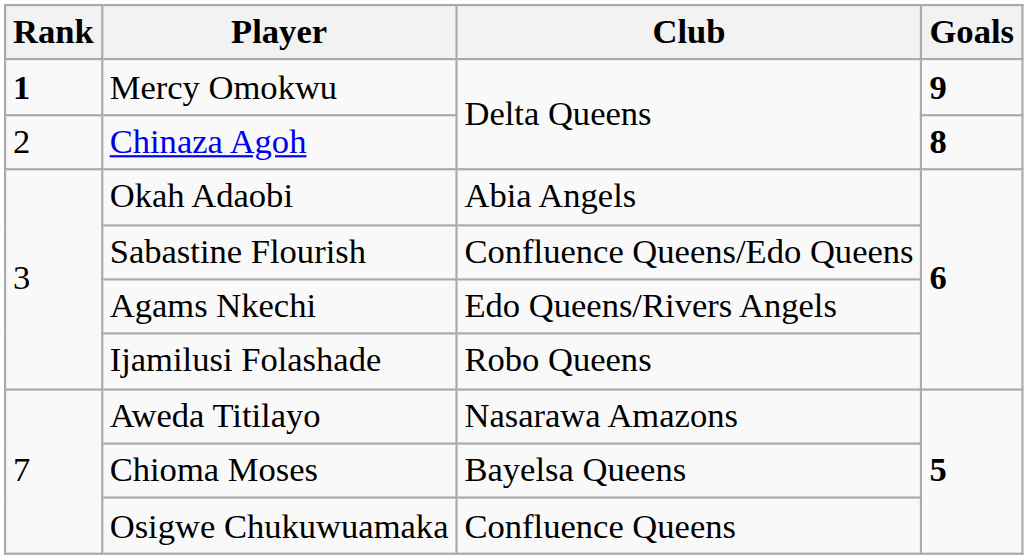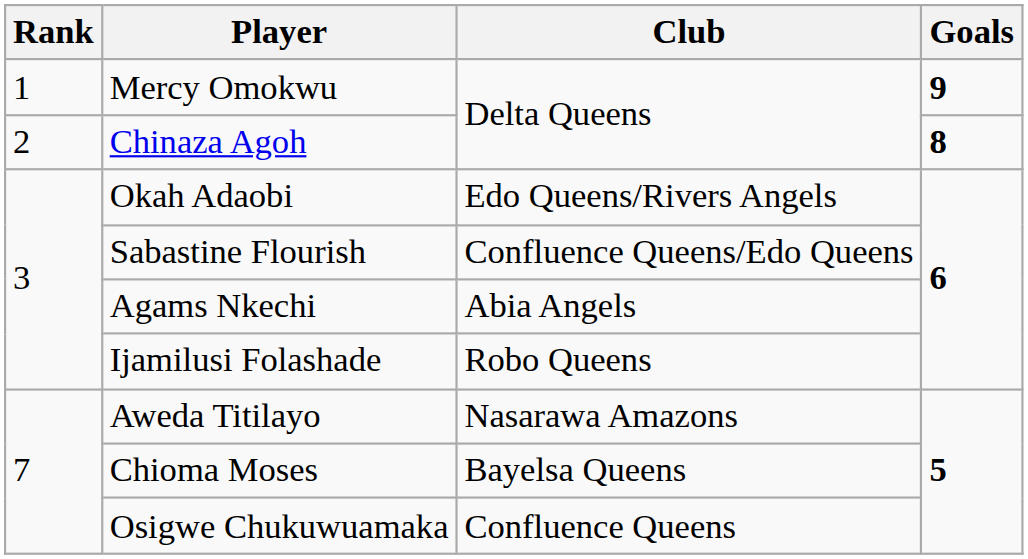(22, 86) bold -> (22, 86) normal
(550, 196) Abia Angels -> (651, 196) Edo Queens/Rivers Angels
(651, 305) Edo Queens/Rivers Angels -> (550, 305) Abia Angels
